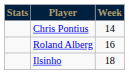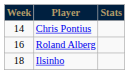columns swapped: (110, 12) <-> (17, 12)
